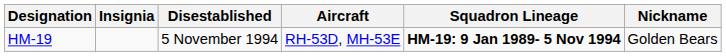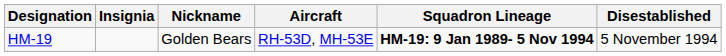columns swapped: (673, 16) <-> (220, 16)
